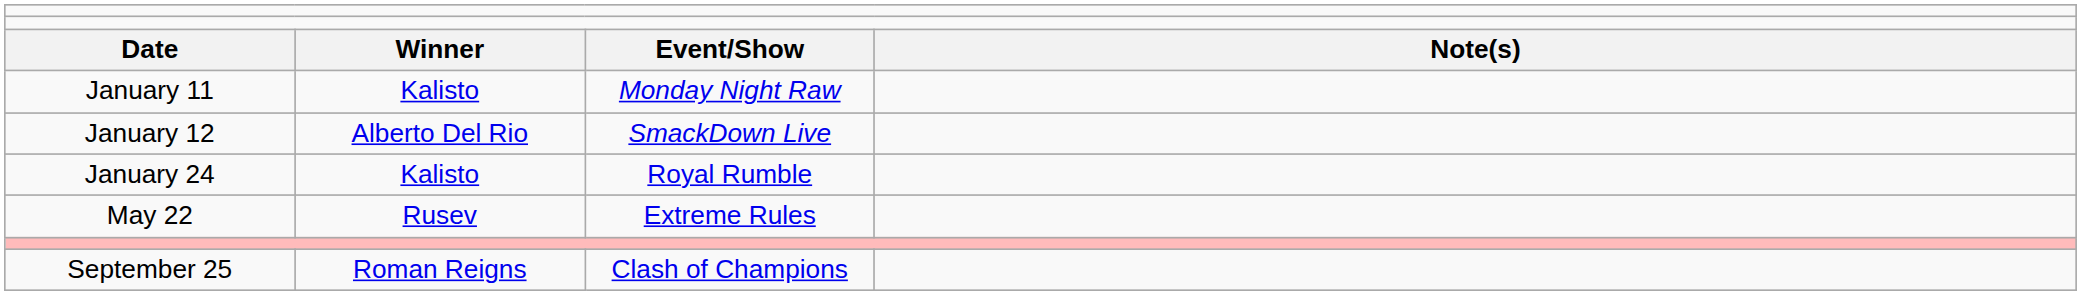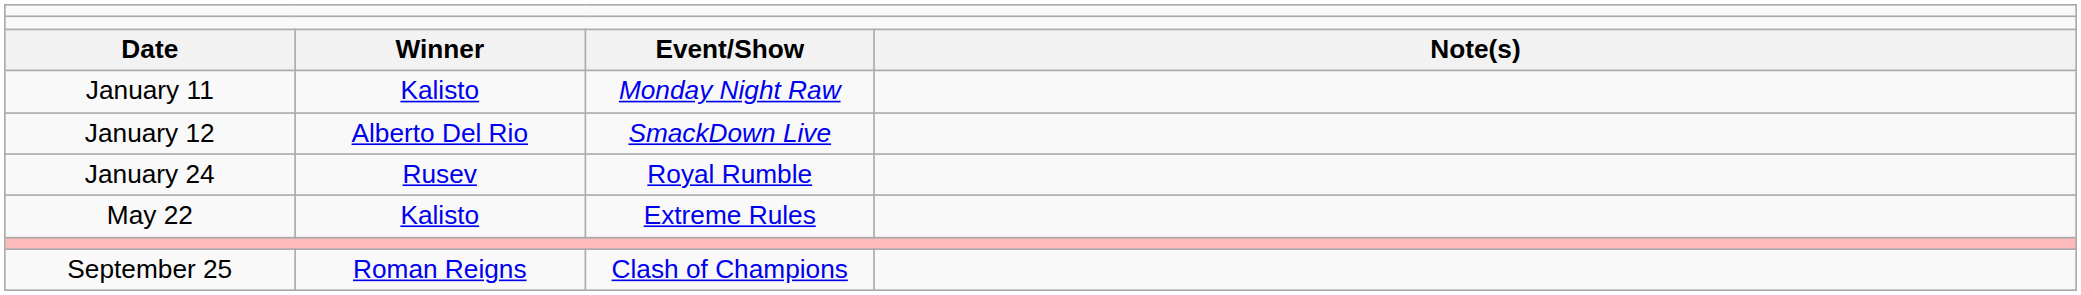(440, 174) Kalisto -> (440, 174) Rusev
(440, 215) Rusev -> (440, 215) Kalisto
